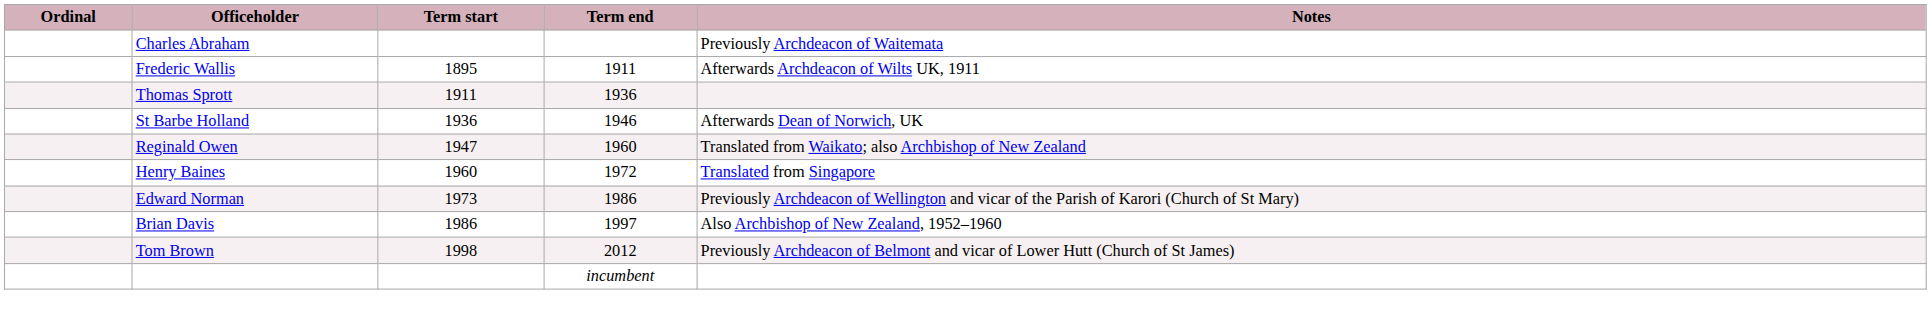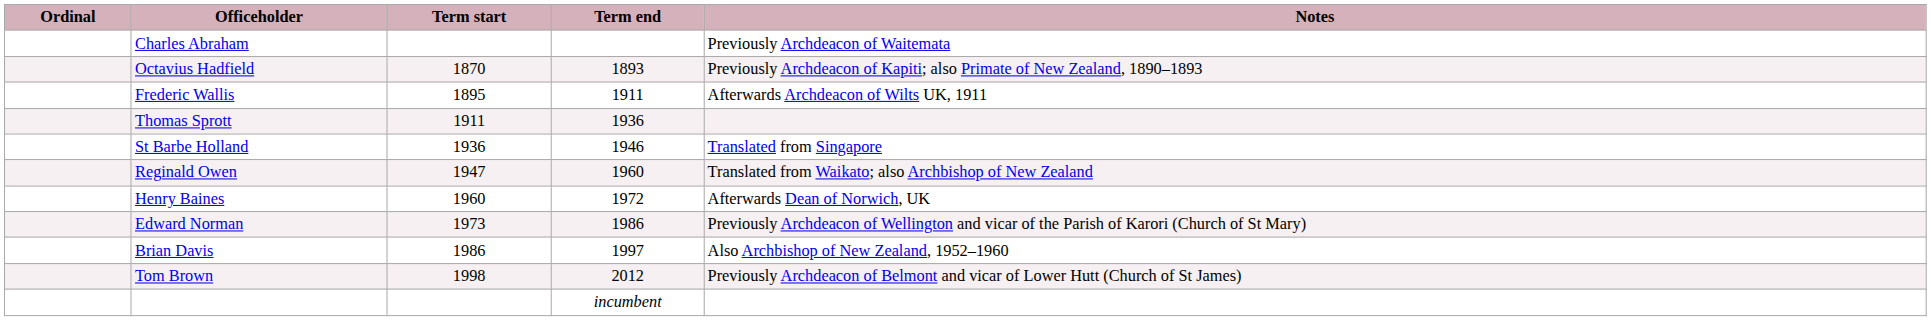+ row: (195, 69)
(812, 120) Afterwards Dean of Norwich, UK -> (795, 146) Translated from Singapore
(788, 172) Translated from Singapore -> (819, 198) Afterwards Dean of Norwich, UK
